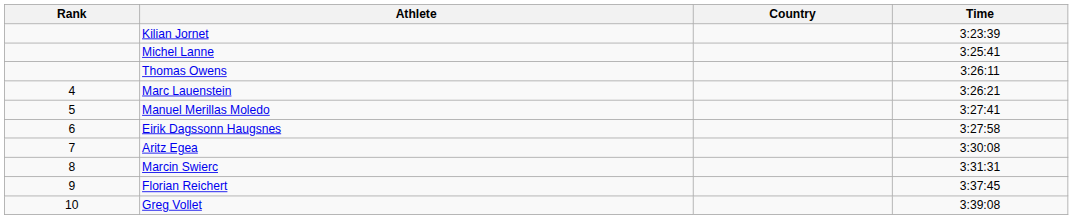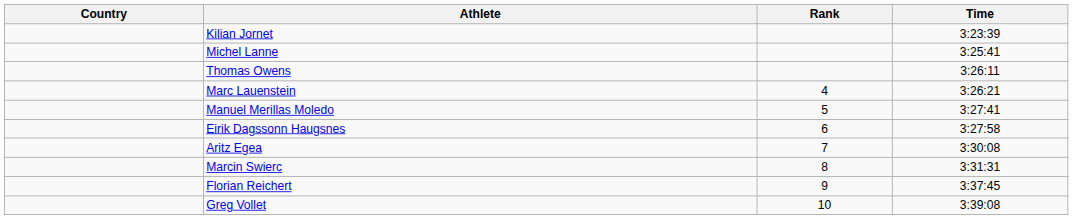columns swapped: (72, 14) <-> (793, 14)
